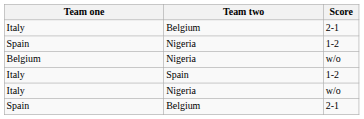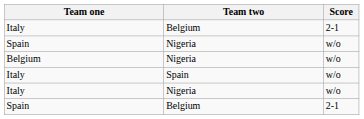(332, 43) 1-2 -> (333, 43) w/o
(332, 75) 1-2 -> (333, 75) w/o
